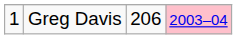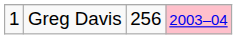(146, 19) 206 -> (146, 19) 256
